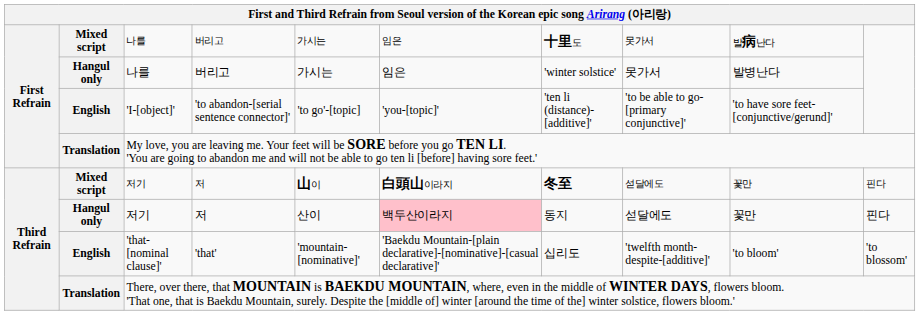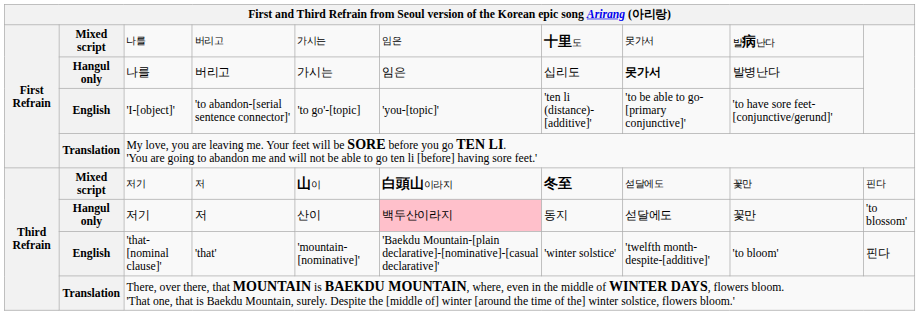(580, 72) 'winter solstice' -> (562, 72) 십리도
(643, 72) normal -> (643, 72) bold
(878, 215) 핀다 -> (887, 215) 'to blossom'
(562, 253) 십리도 -> (580, 253) 'winter solstice'
(887, 253) 'to blossom' -> (878, 253) 핀다
